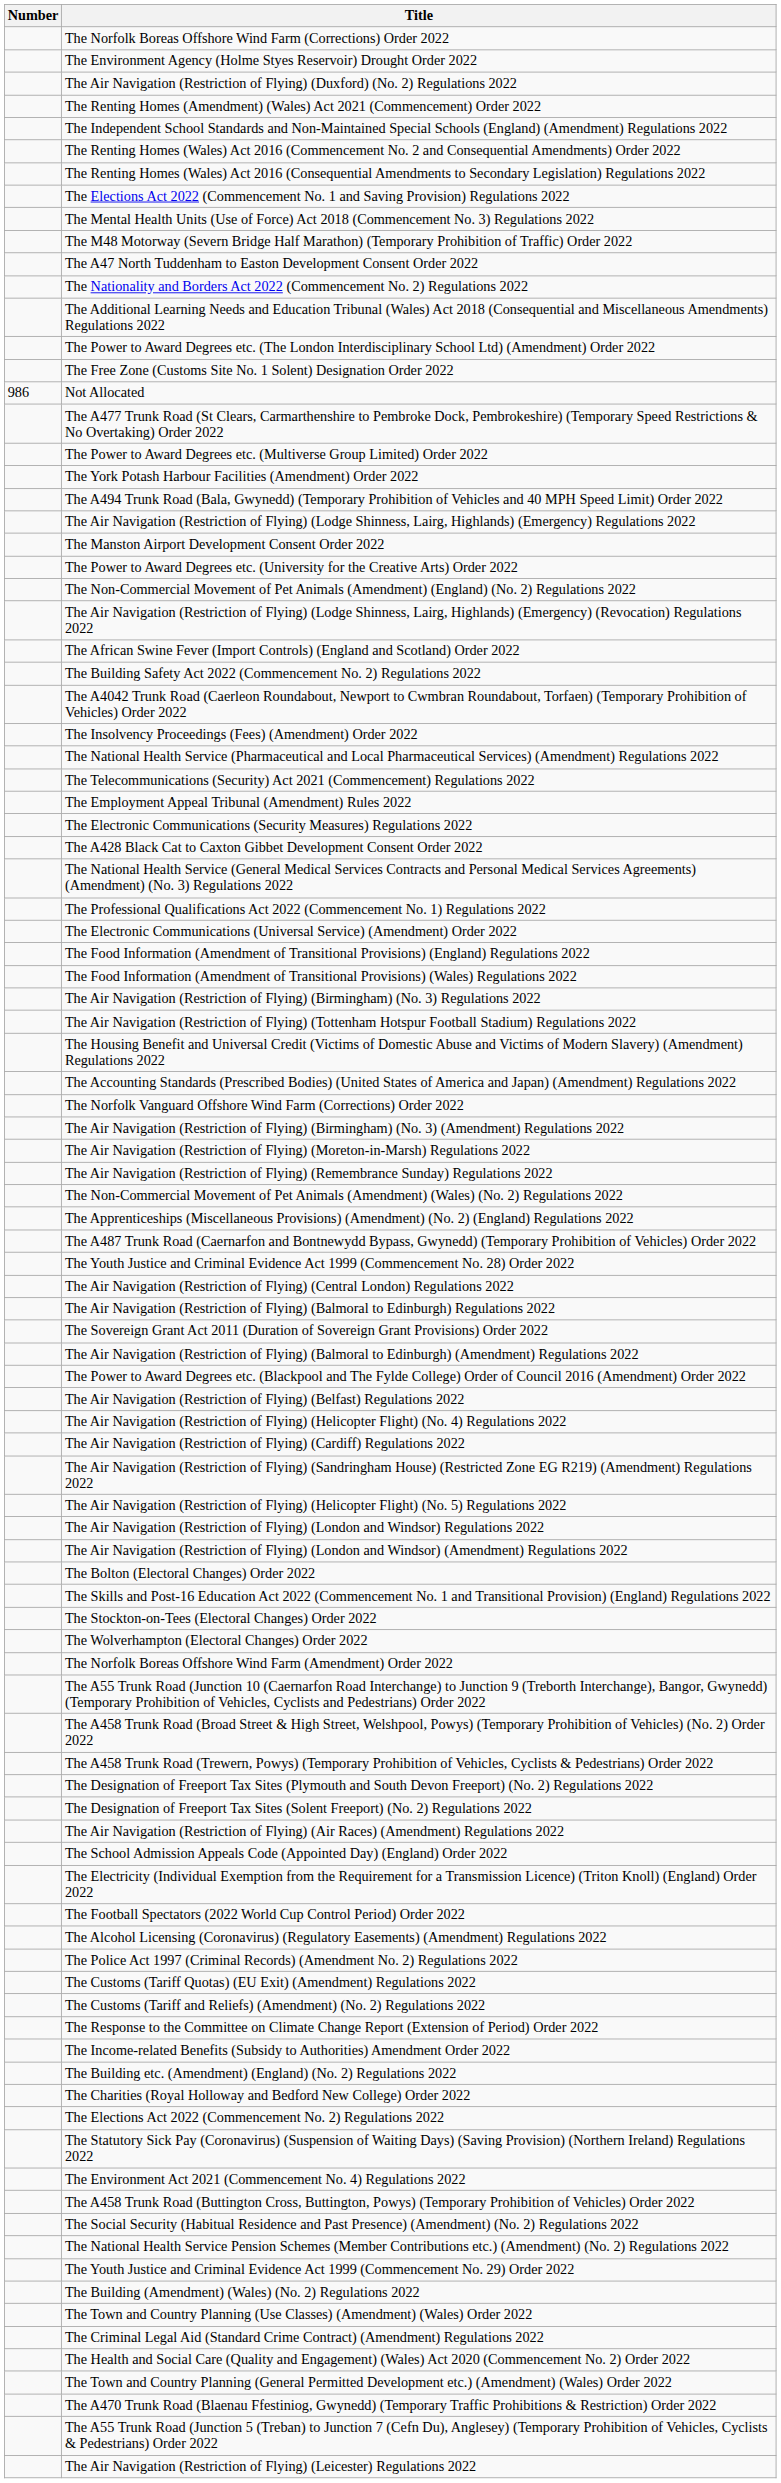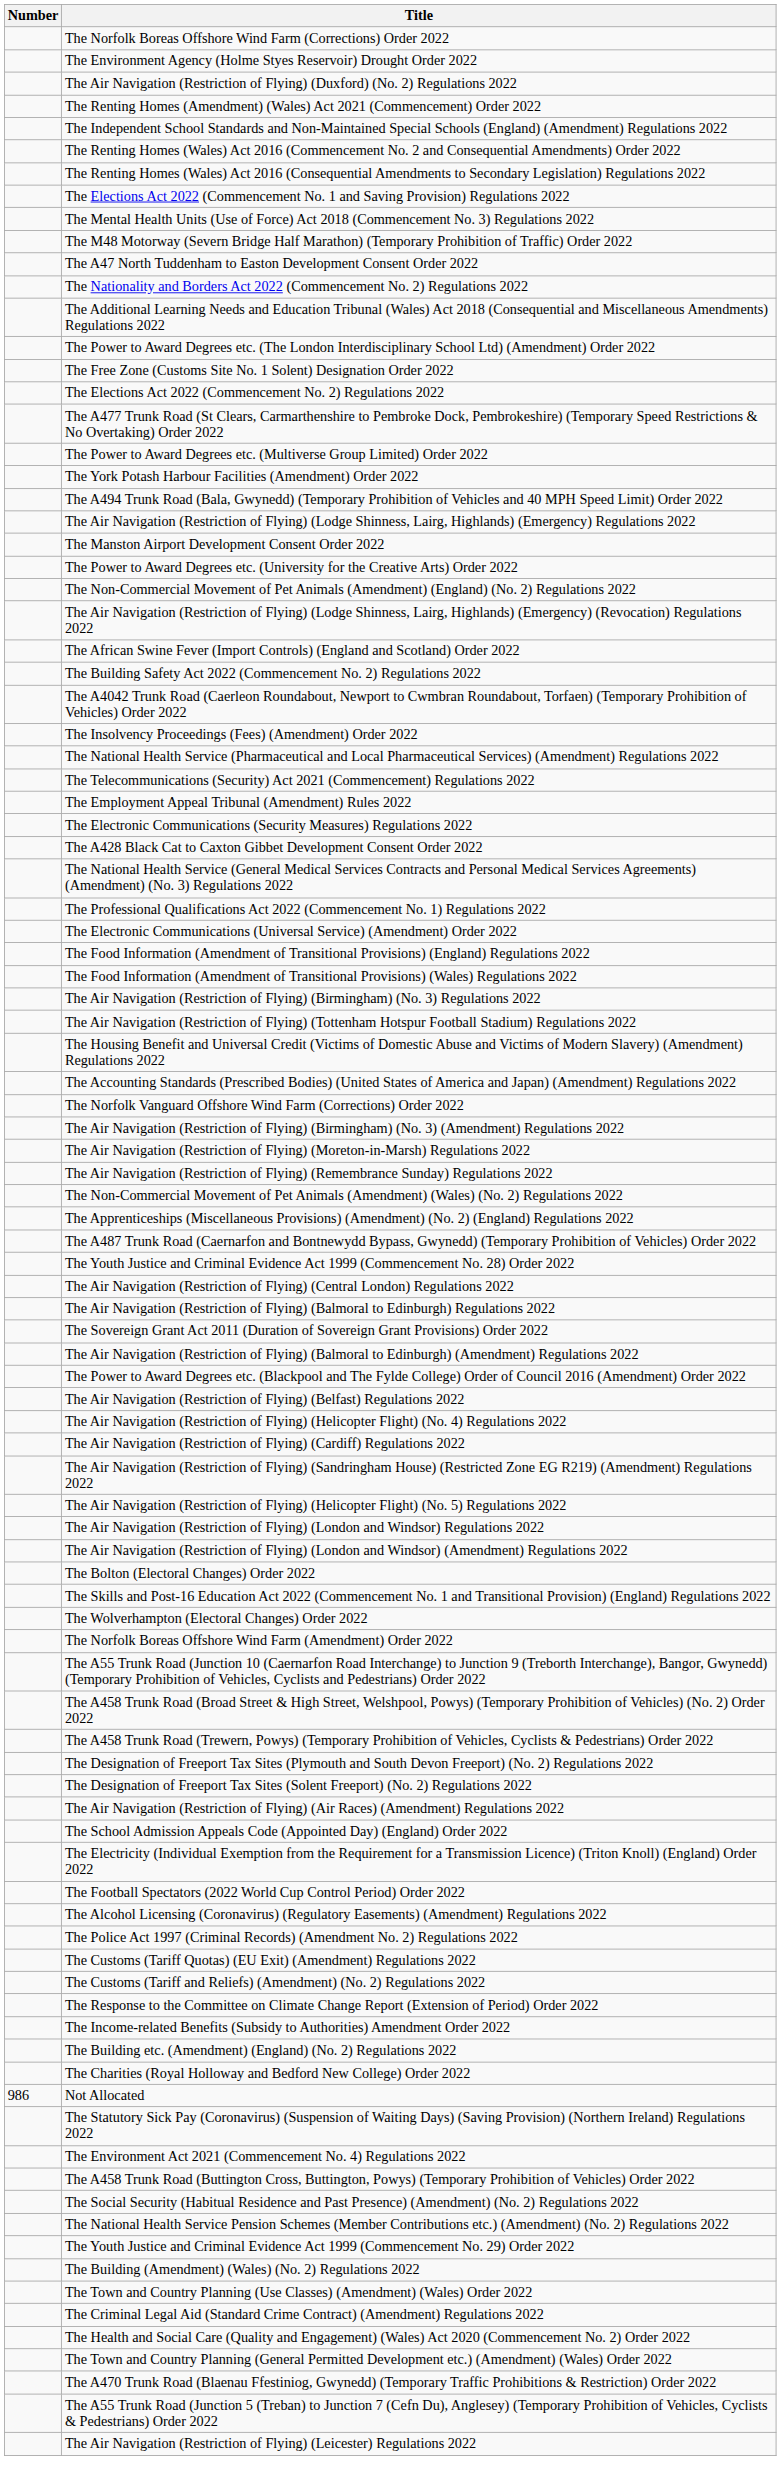rows swapped: (255, 2118) <-> (105, 393)
- row: (221, 1618)
